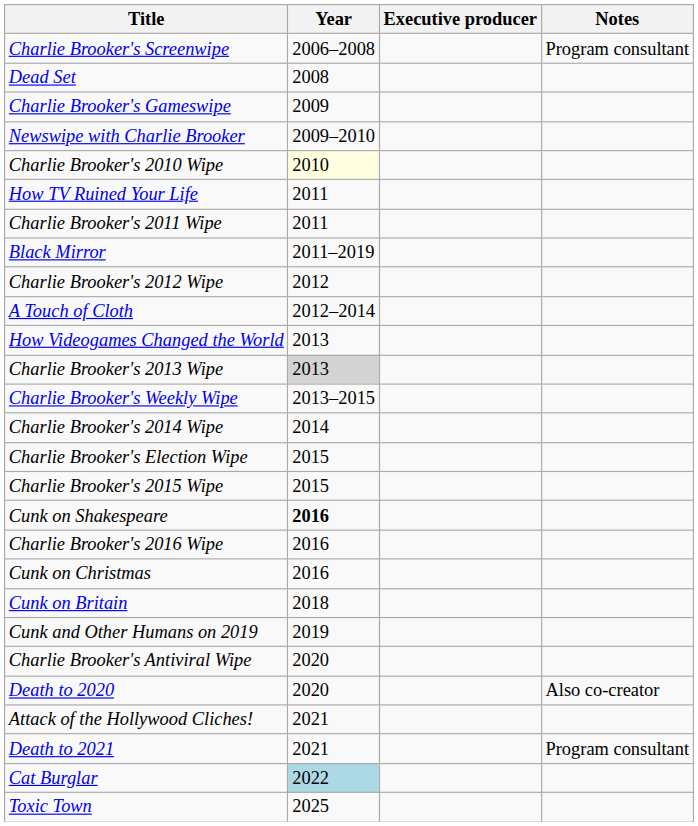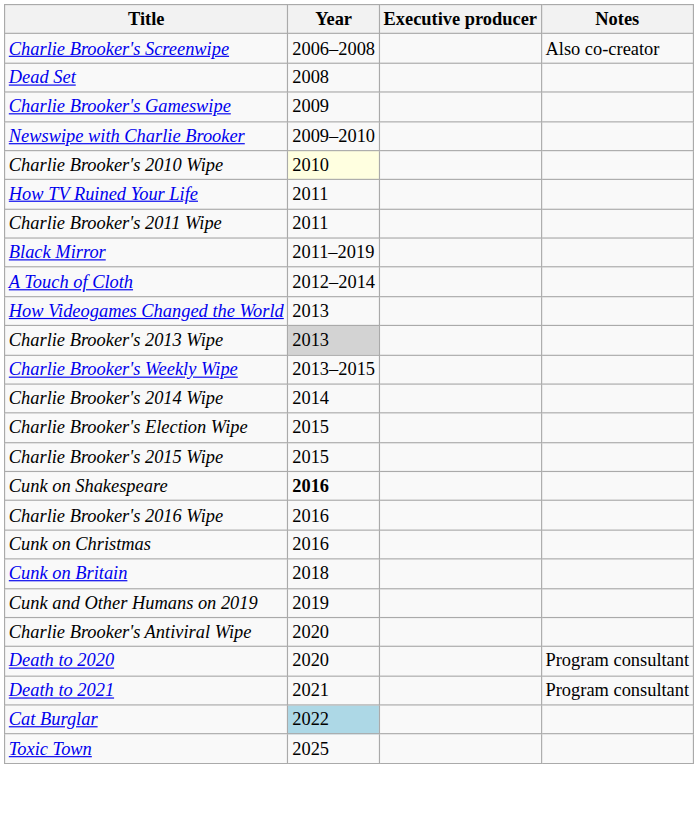(617, 48) Program consultant -> (602, 48) Also co-creator
- row: (116, 281)
(602, 690) Also co-creator -> (617, 661) Program consultant
- row: (131, 719)
